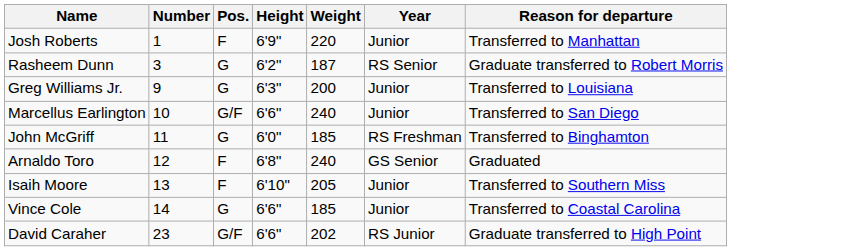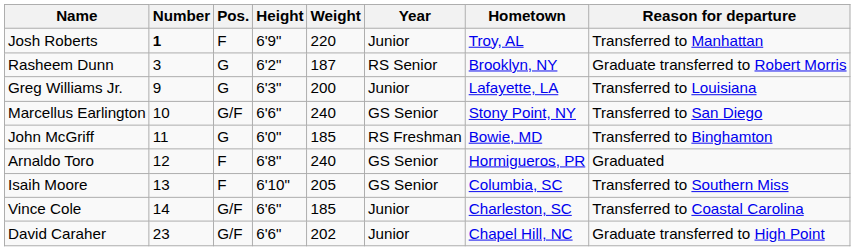+ column: (527, 16)
(157, 40) normal -> (157, 40) bold
(389, 112) Junior -> (403, 112) GS Senior
(389, 185) Junior -> (403, 185) GS Senior
(223, 209) G -> (230, 209) G/F
(401, 233) RS Junior -> (389, 233) Junior
